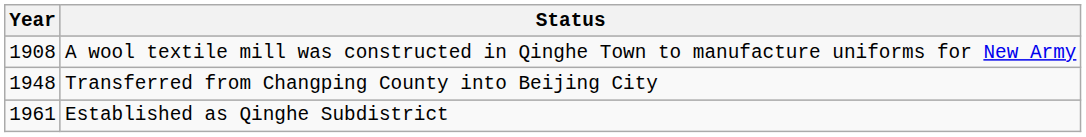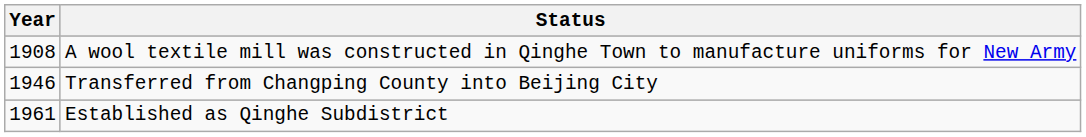(33, 84) 1948 -> (33, 84) 1946
